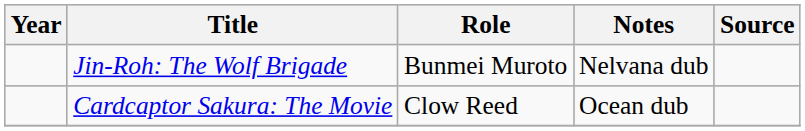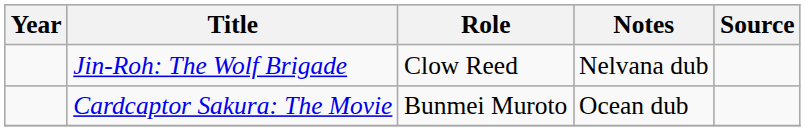(486, 65) Bunmei Muroto -> (461, 65) Clow Reed
(461, 105) Clow Reed -> (486, 105) Bunmei Muroto
